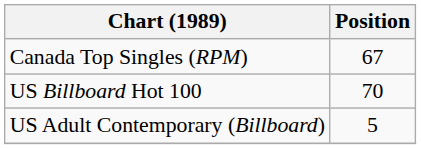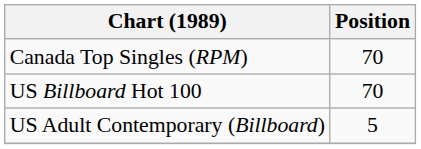(373, 56) 67 -> (373, 56) 70
